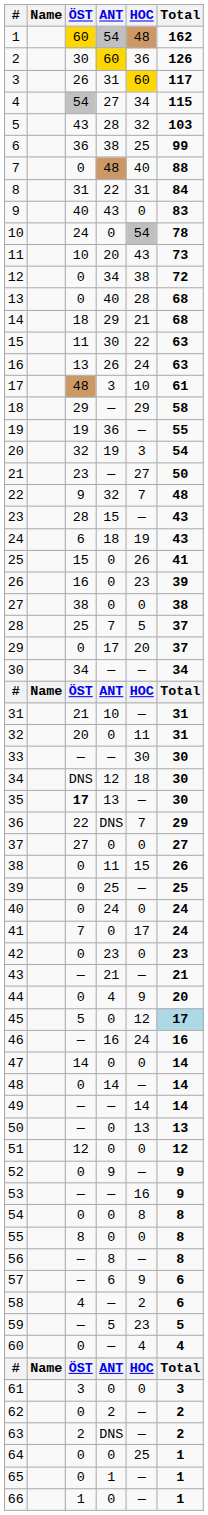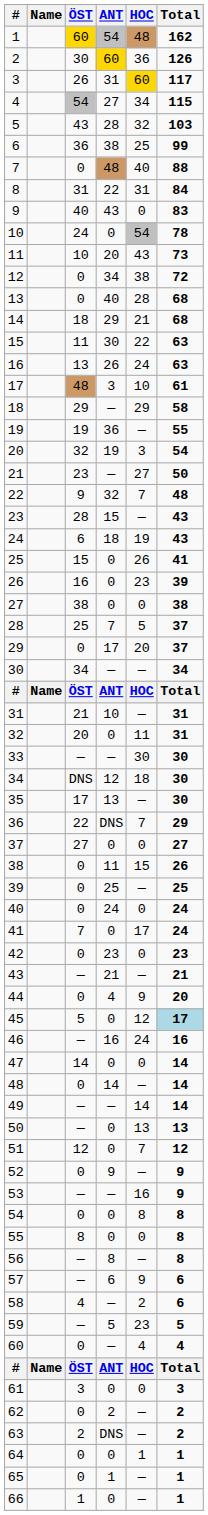(81, 801) bold -> (81, 801) normal
(142, 1150) 0 -> (142, 1150) 7
(142, 1456) 25 -> (142, 1456) 1
